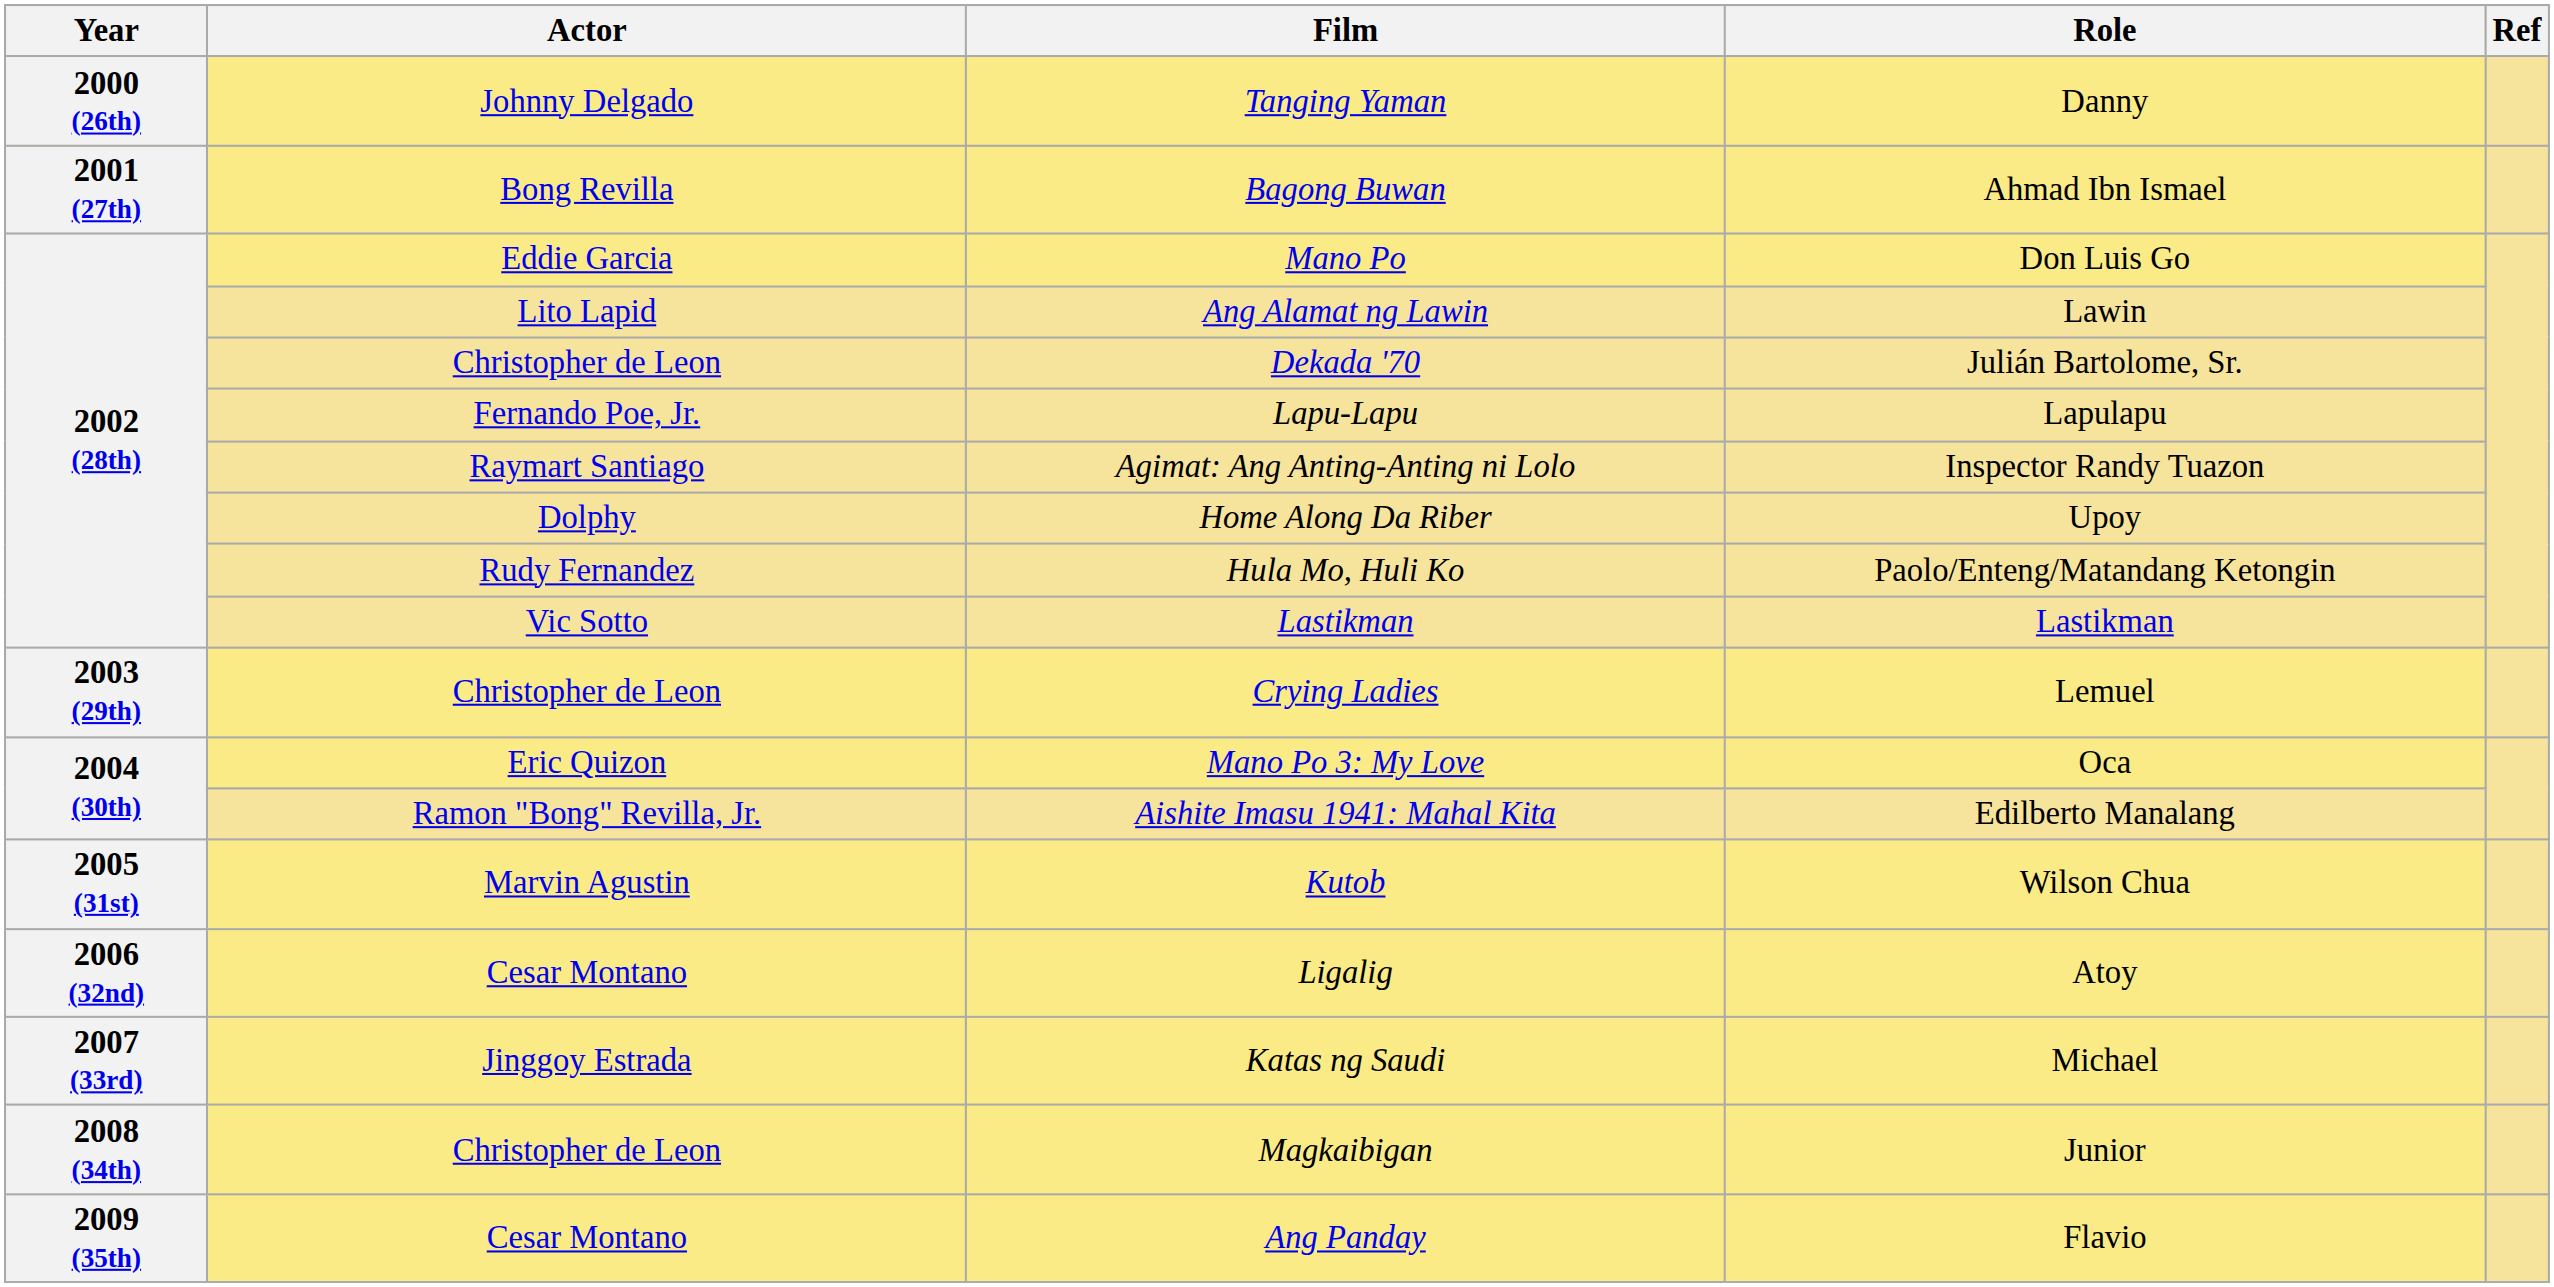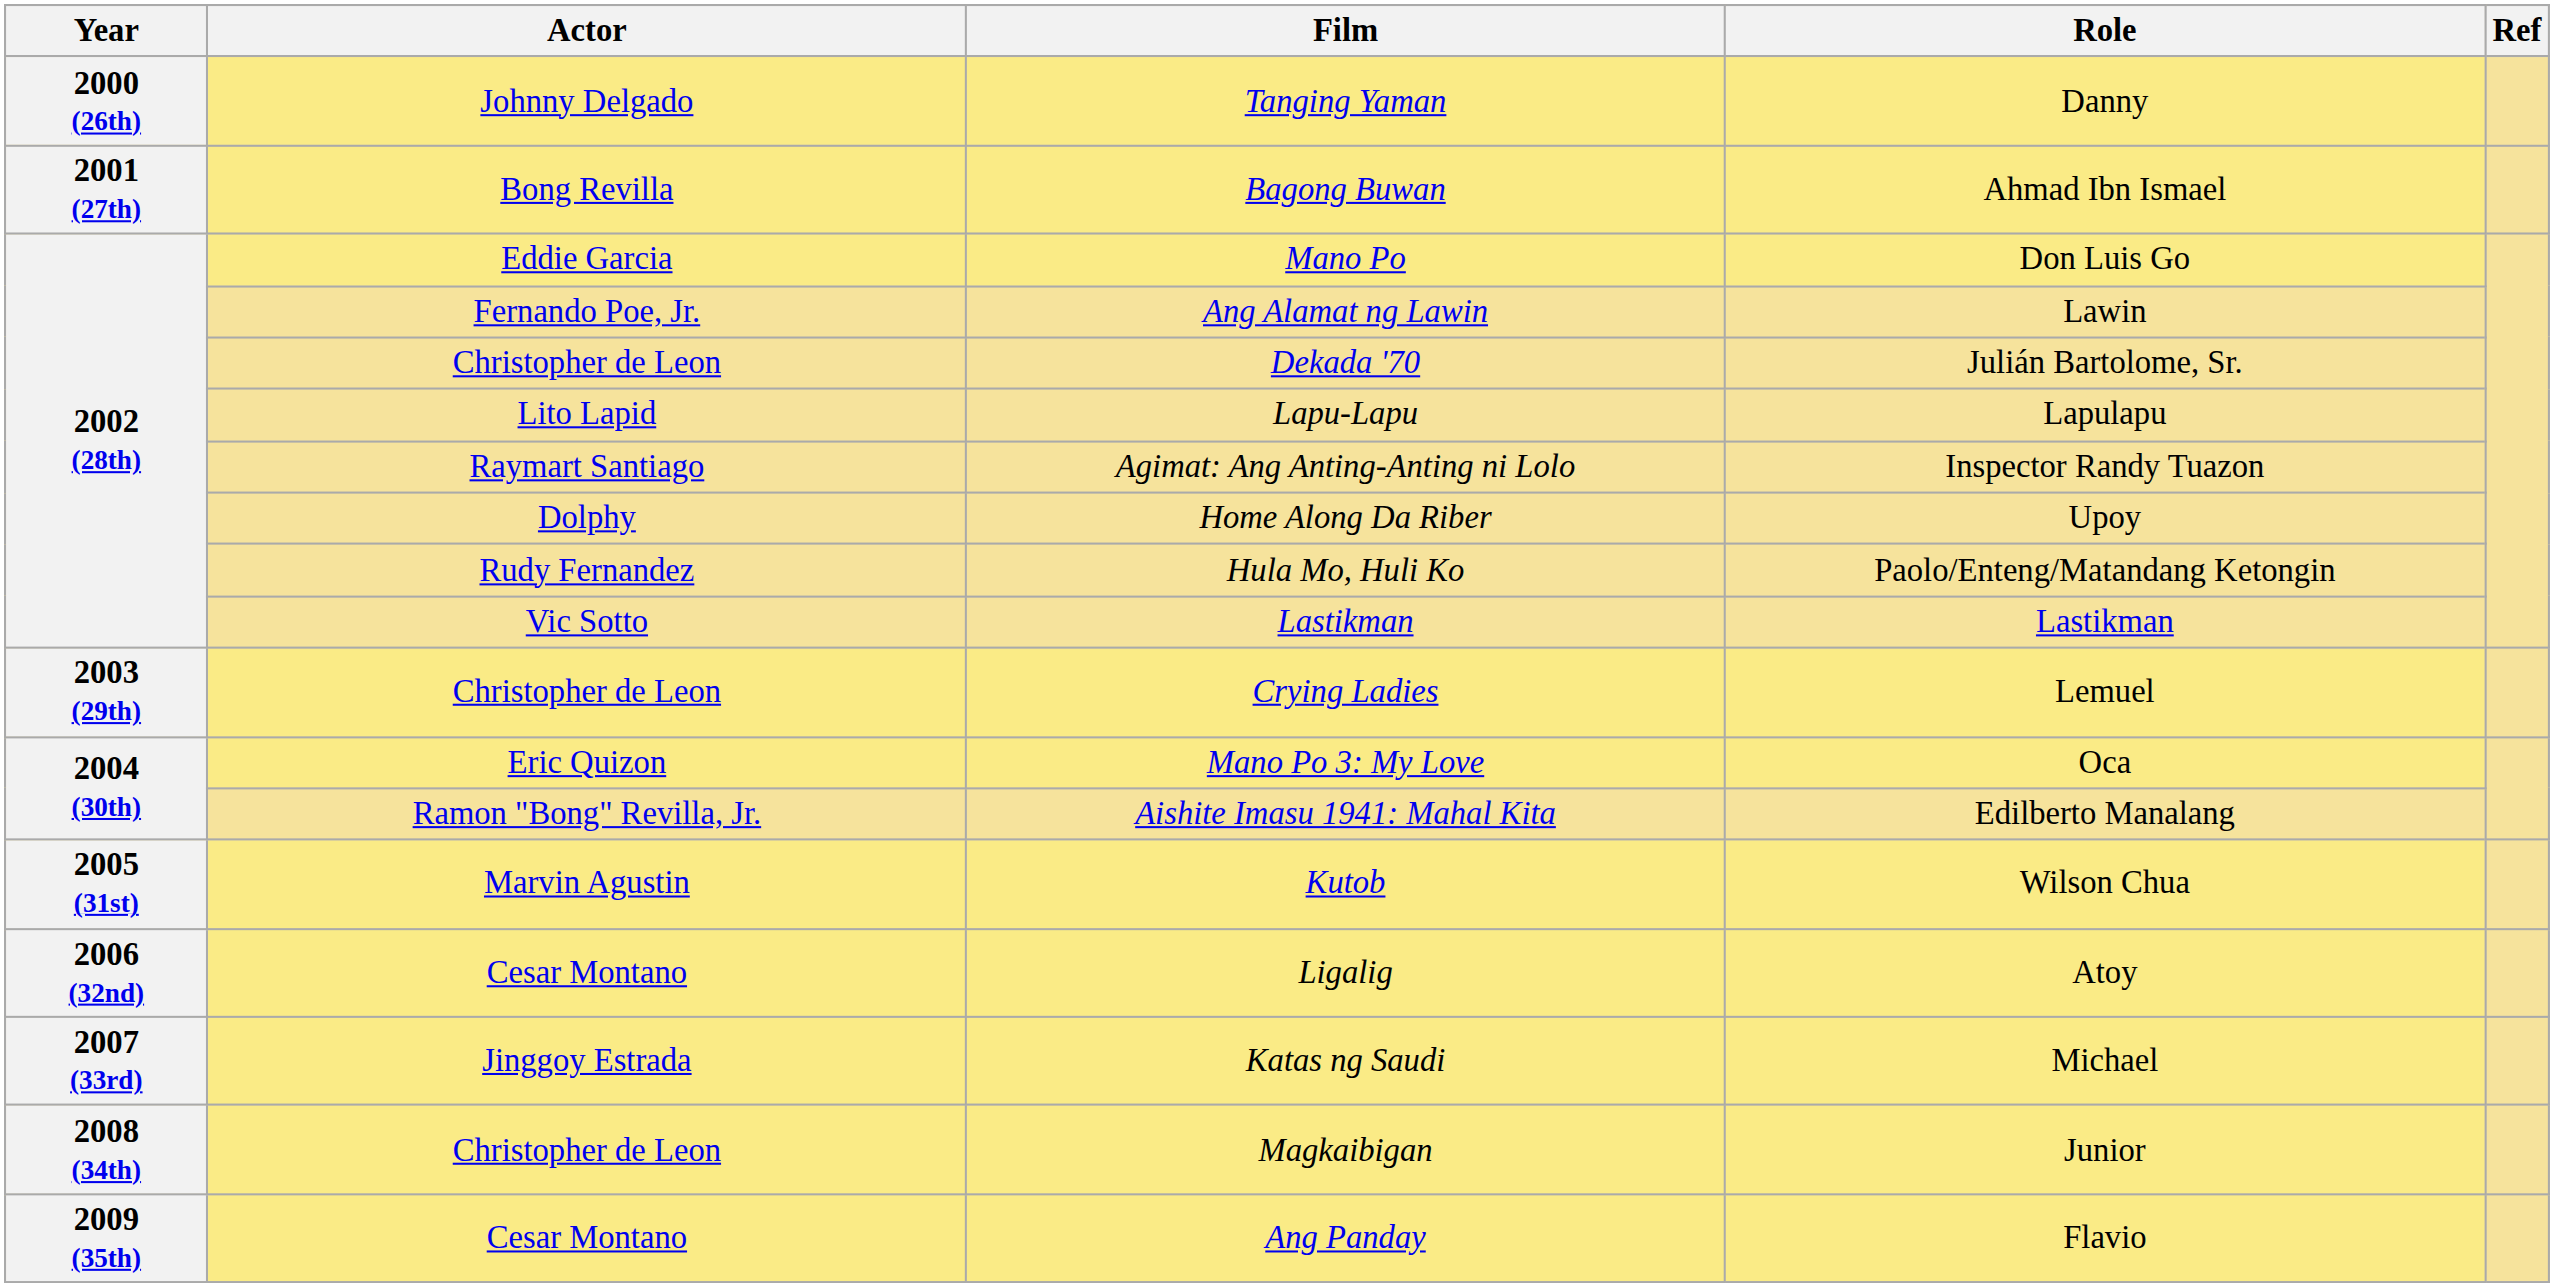(587, 310) Lito Lapid -> (587, 310) Fernando Poe, Jr.
(587, 414) Fernando Poe, Jr. -> (587, 414) Lito Lapid
